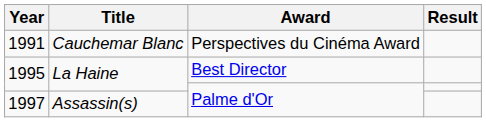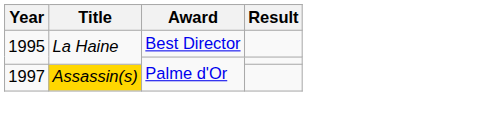- row: (27, 43)
(95, 103) no background -> (95, 77) gold background
